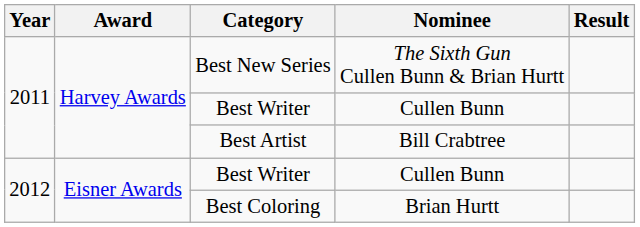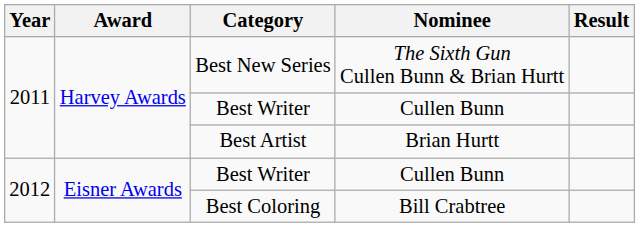(452, 141) Bill Crabtree -> (452, 141) Brian Hurtt
(452, 206) Brian Hurtt -> (452, 206) Bill Crabtree
